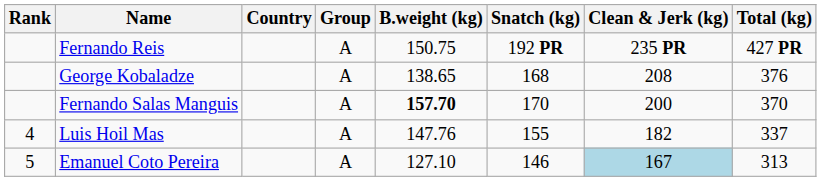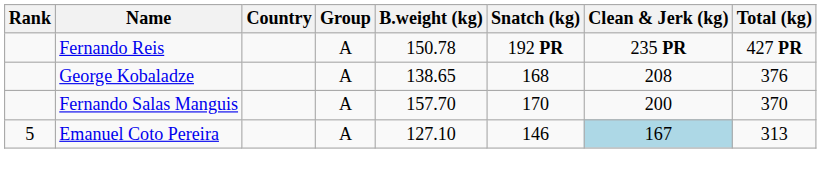(431, 47) 150.75 -> (431, 47) 150.78
(431, 104) bold -> (431, 104) normal
- row: (112, 133)
